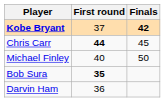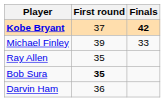- row: (29, 43)
(99, 58) 40 -> (99, 43) 39
(144, 58) 50 -> (144, 43) 33
+ row: (27, 58)
